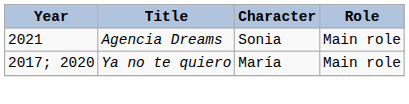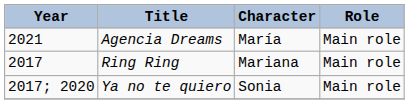(260, 40) Sonia -> (260, 40) María
+ row: (140, 63)
(260, 63) María -> (260, 87) Sonia
